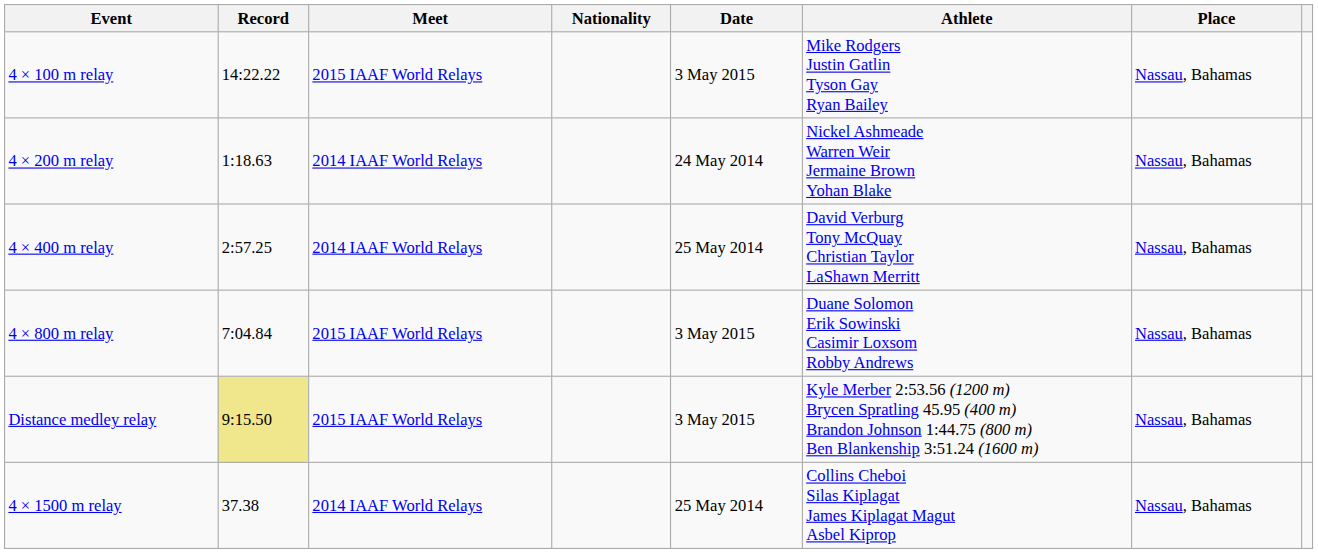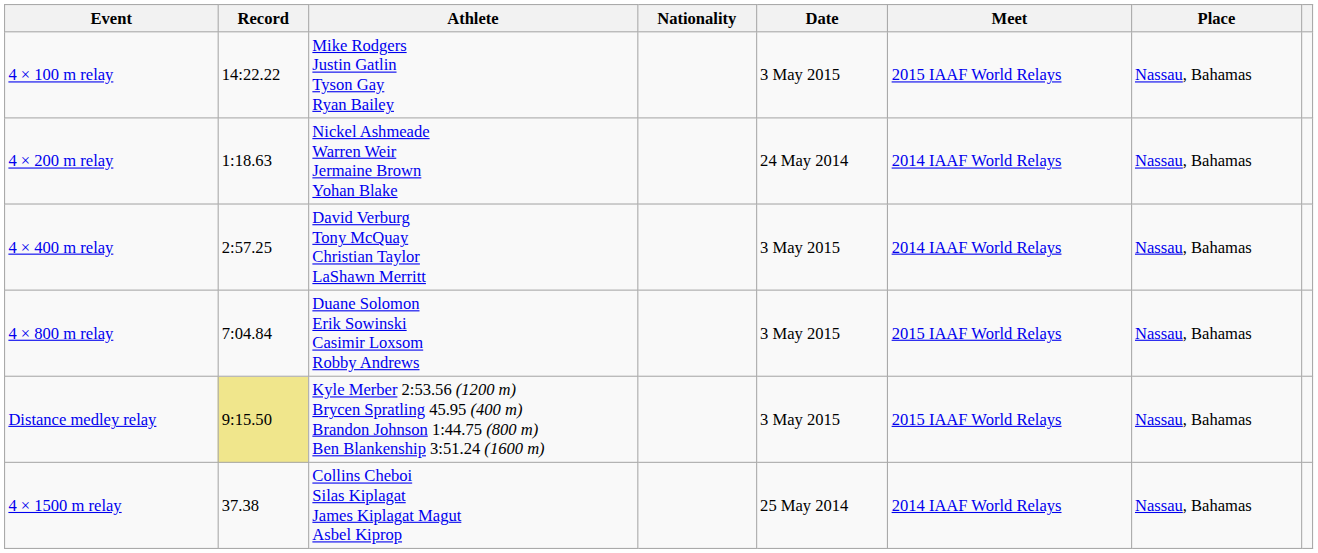columns swapped: (967, 18) <-> (430, 18)
(719, 247) 25 May 2014 -> (800, 247) 3 May 2015
